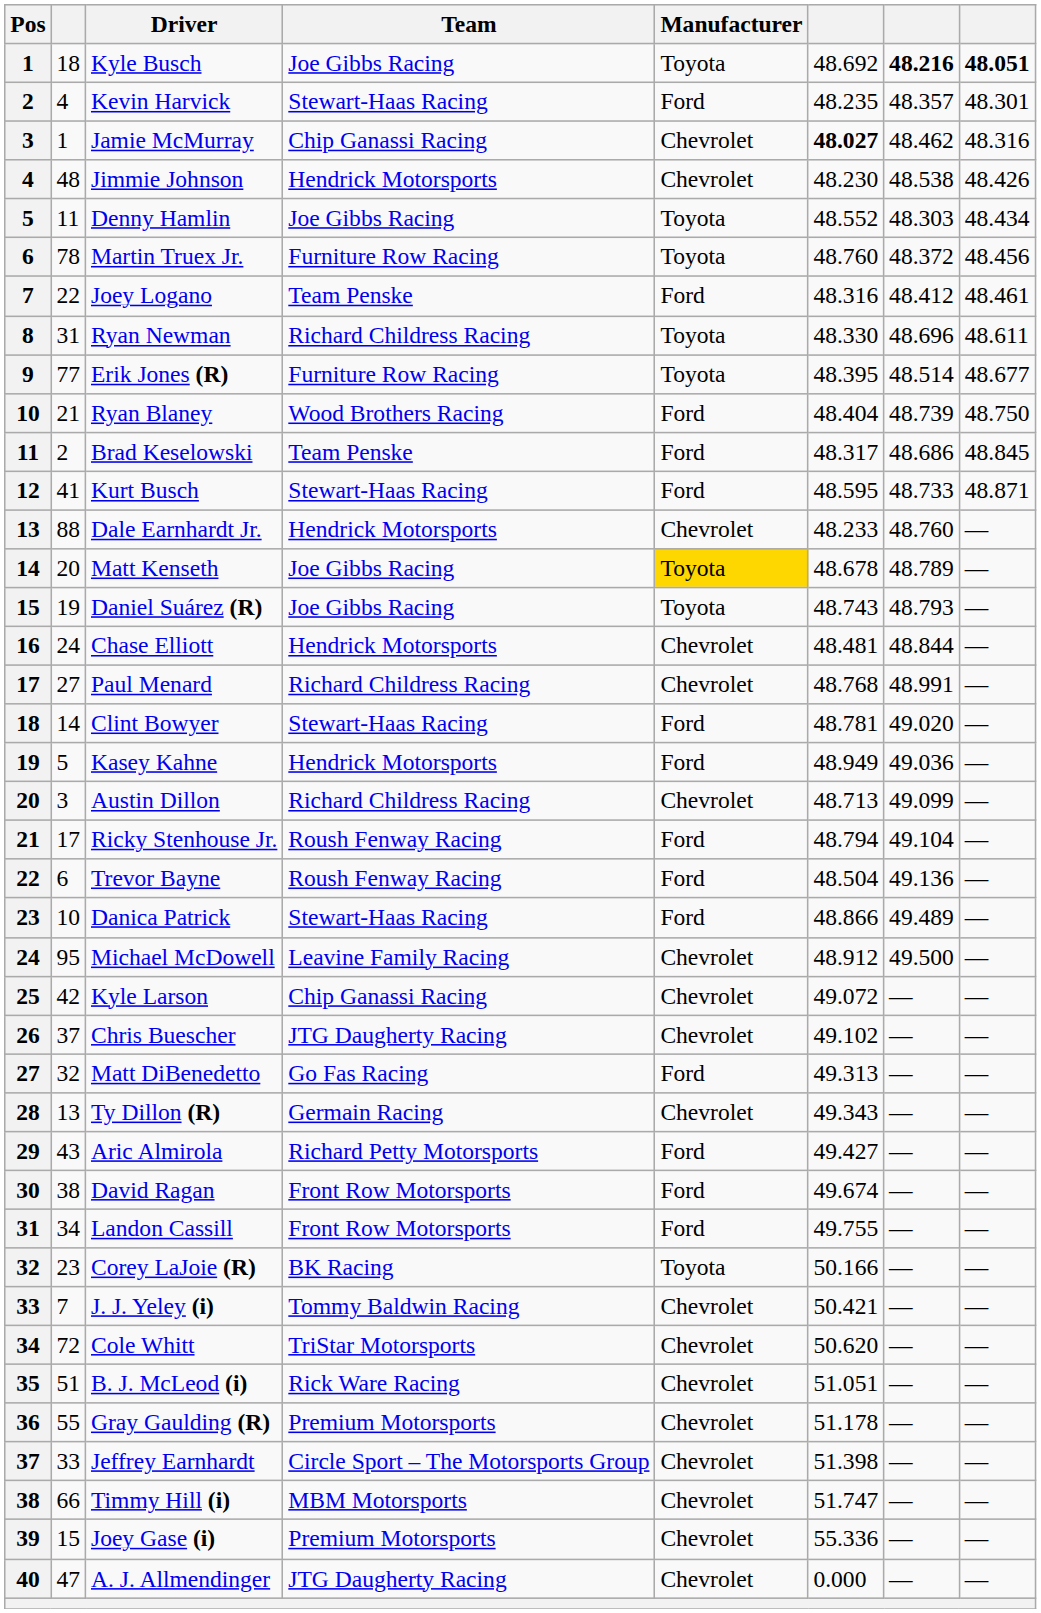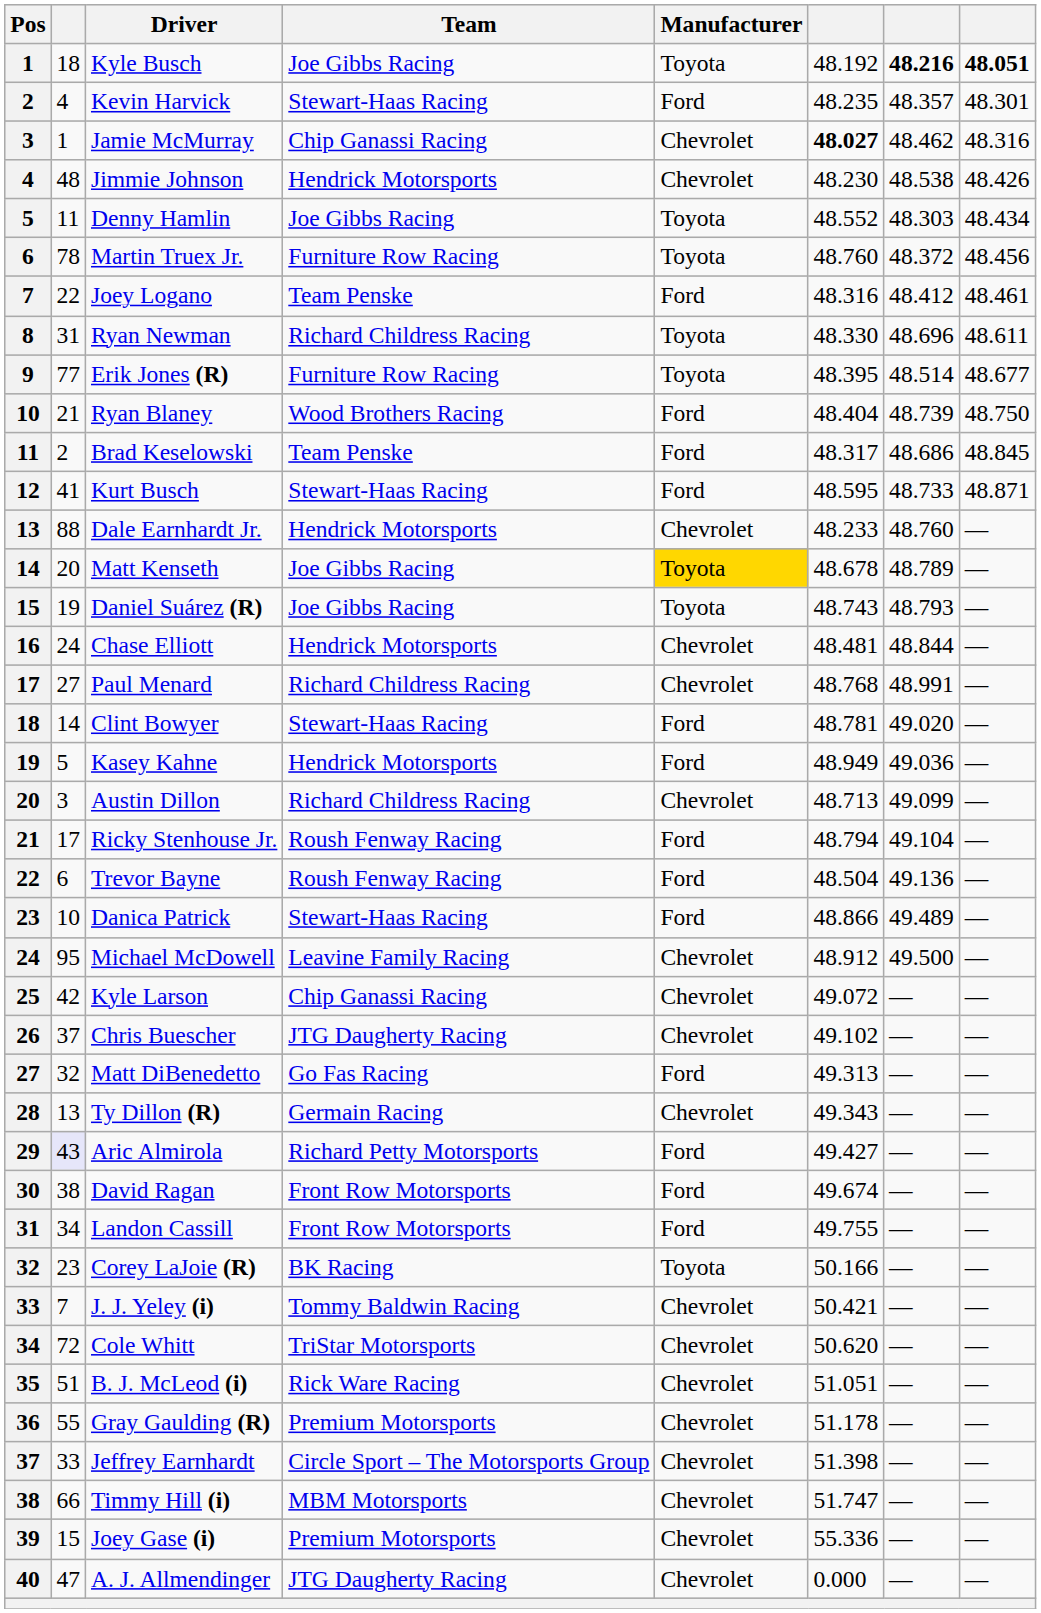(846, 62) 48.692 -> (846, 62) 48.192
(68, 1150) no background -> (68, 1150) lavender background
